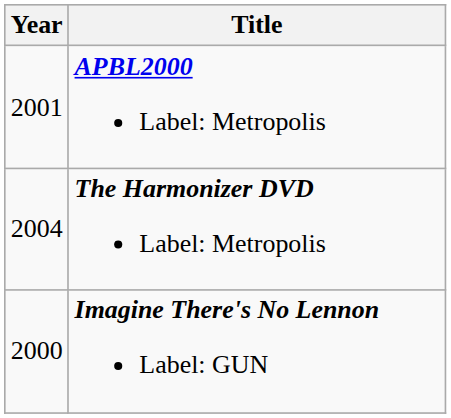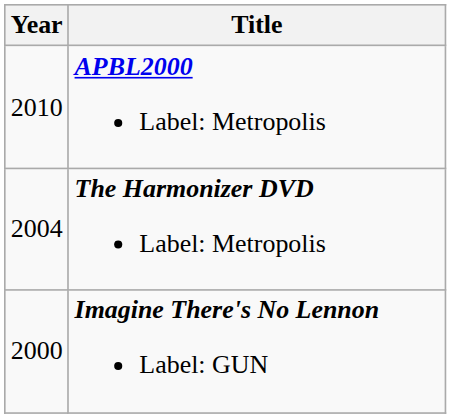(37, 106) 2001 -> (37, 106) 2010
